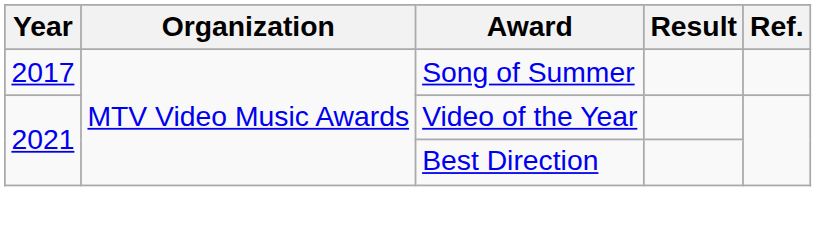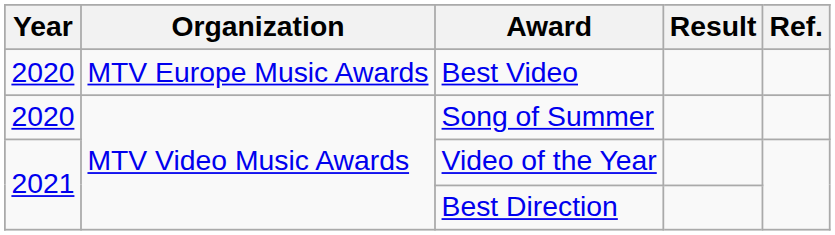+ row: (510, 71)
(43, 71) 2017 -> (43, 116) 2020
